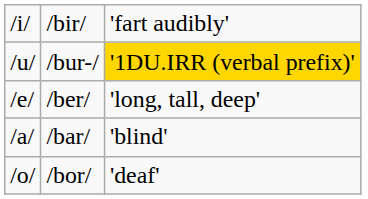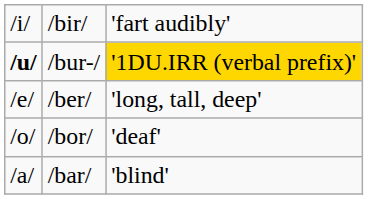(23, 61) normal -> (23, 61) bold
rows swapped: (69, 174) <-> (68, 136)
